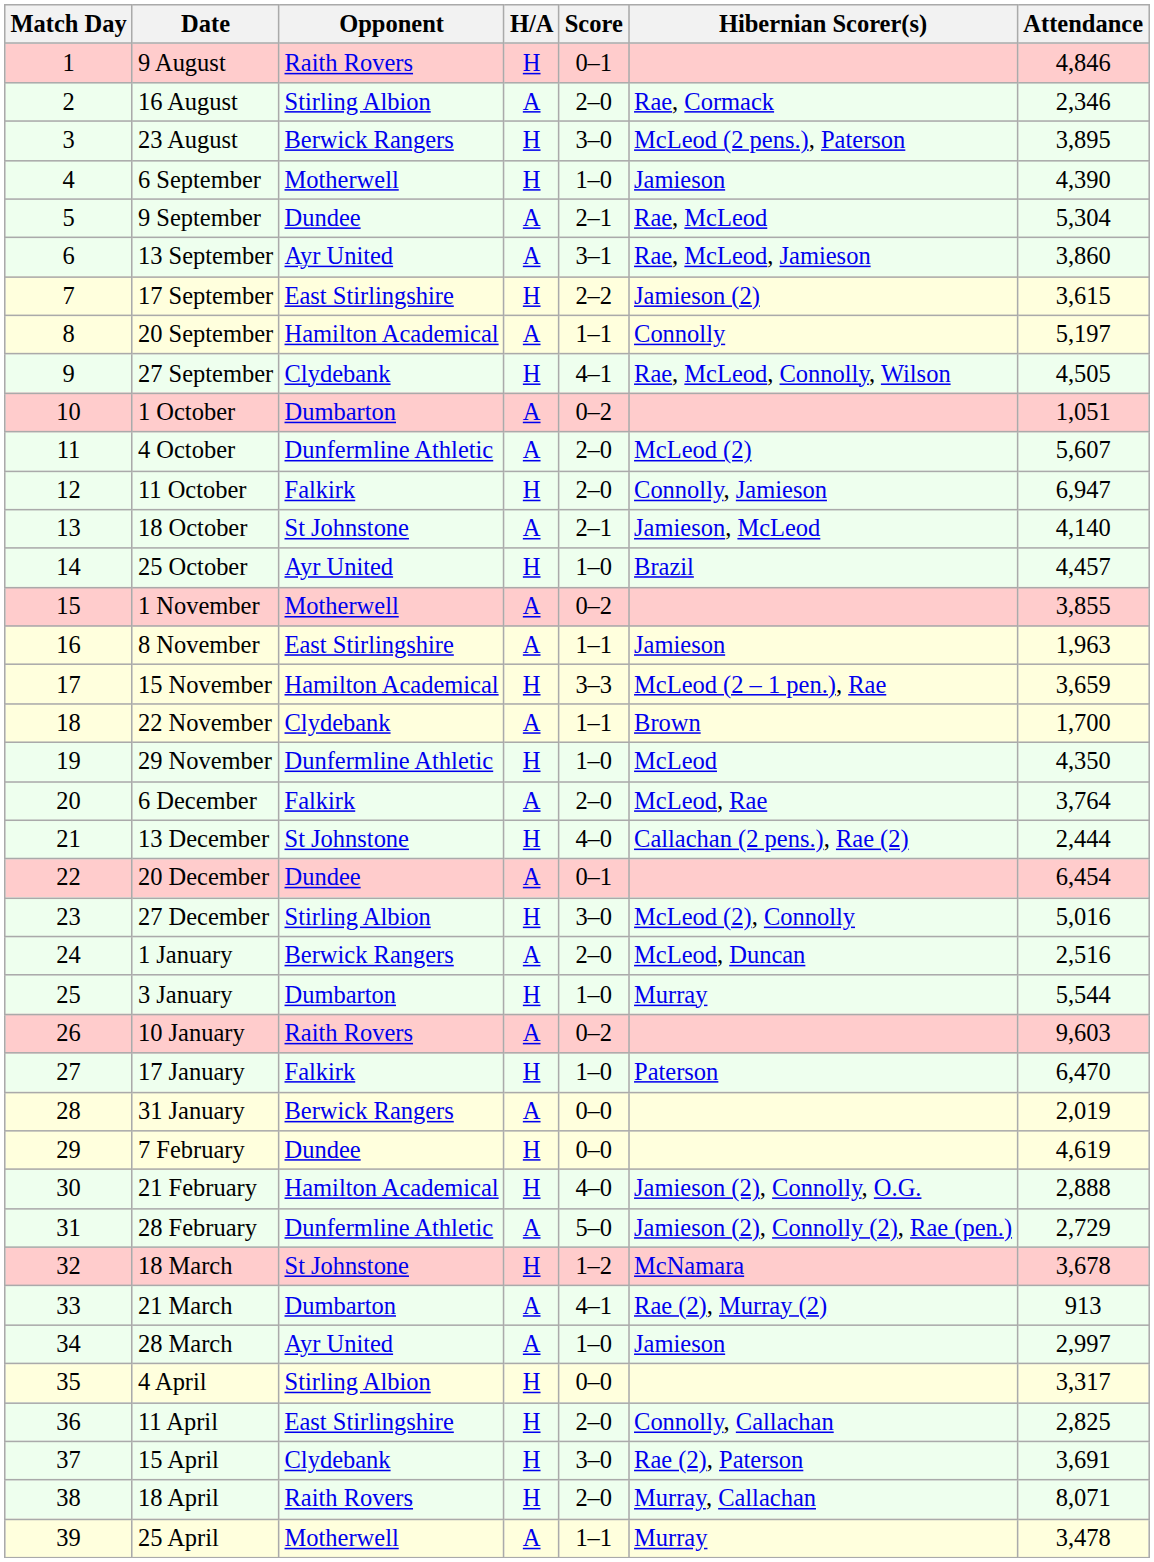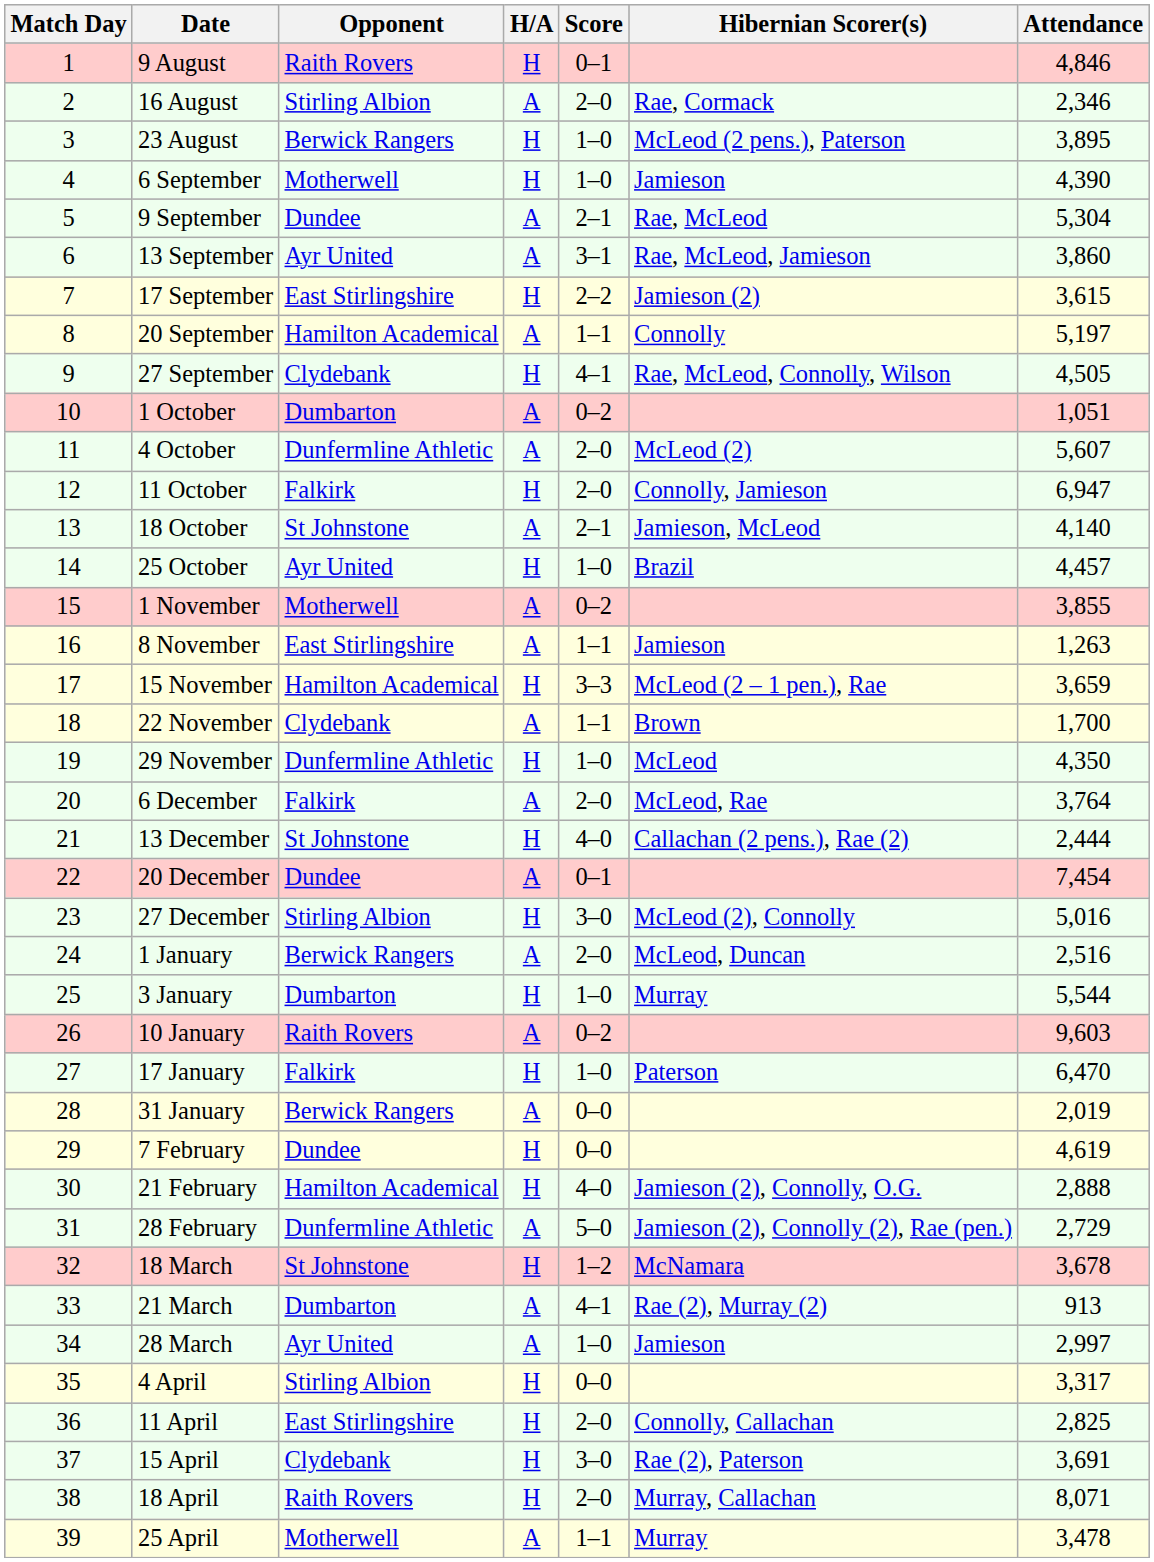(594, 140) 3–0 -> (594, 140) 1–0
(1083, 645) 1,963 -> (1083, 645) 1,263
(1083, 878) 6,454 -> (1083, 878) 7,454
